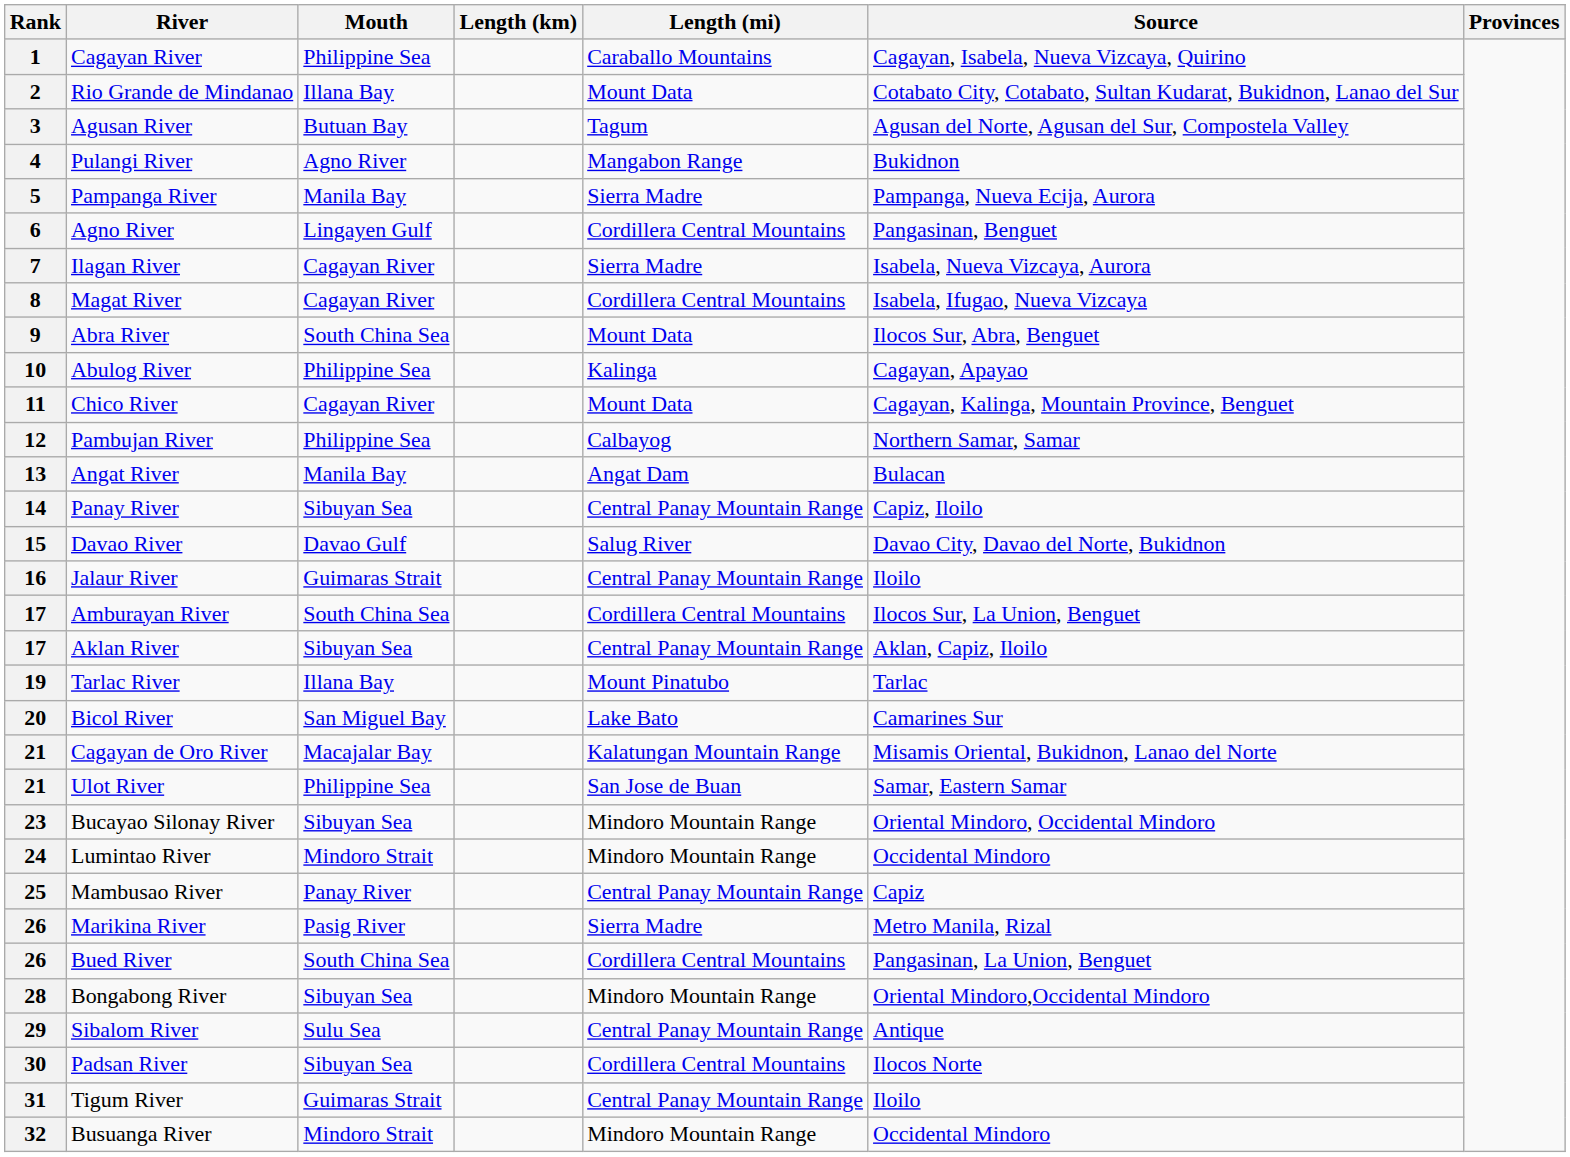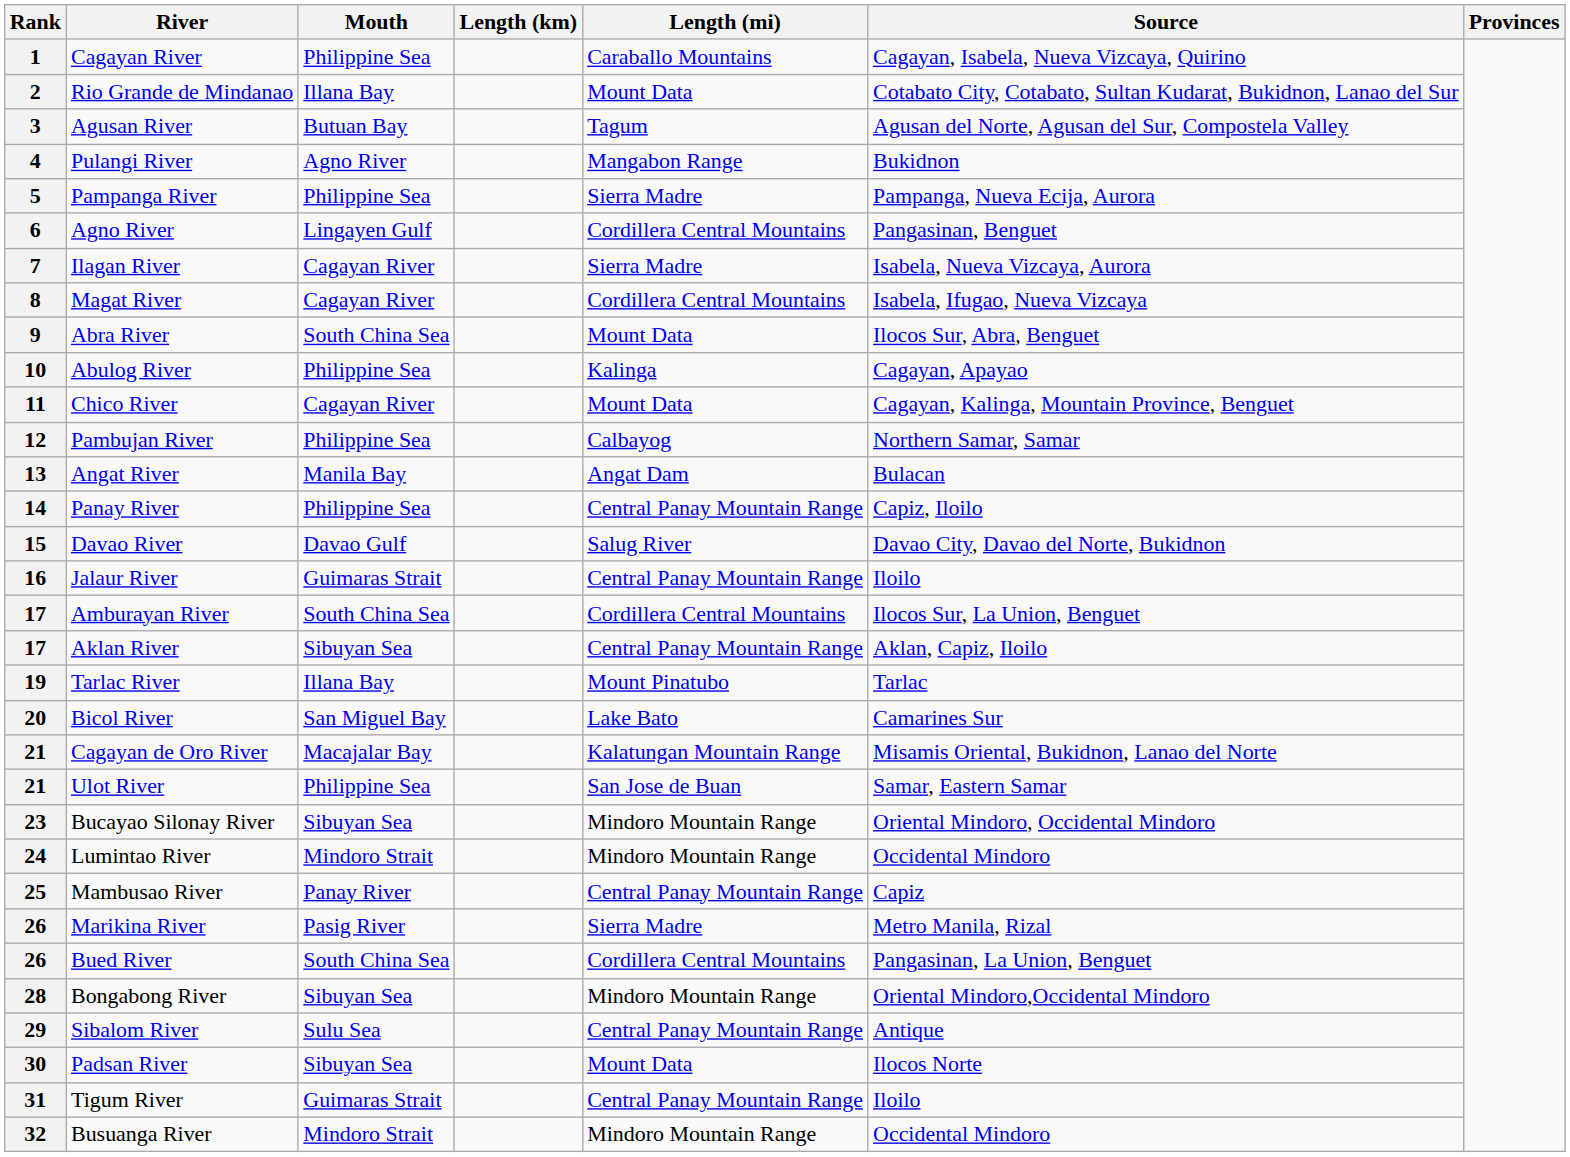(355, 195) Manila Bay -> (367, 195) Philippine Sea
(358, 508) Sibuyan Sea -> (367, 508) Philippine Sea
(716, 1064) Cordillera Central Mountains -> (640, 1064) Mount Data
